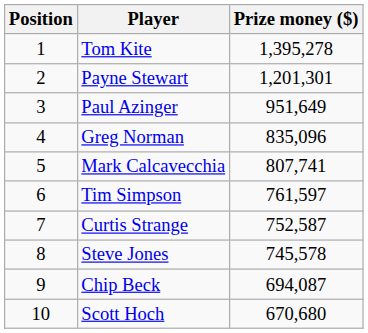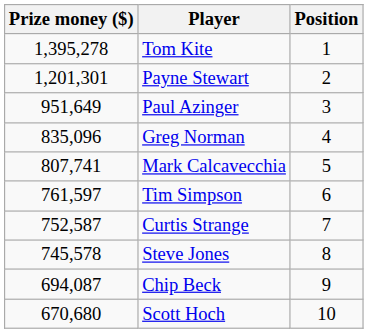columns swapped: (41, 19) <-> (296, 19)
